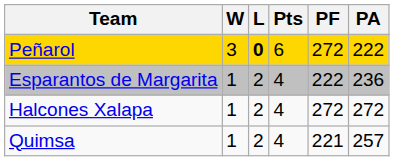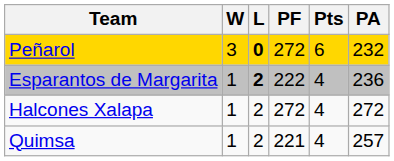columns swapped: (288, 19) <-> (328, 19)
(368, 49) 222 -> (368, 49) 232
(258, 79) normal -> (258, 79) bold
